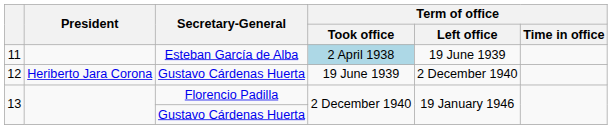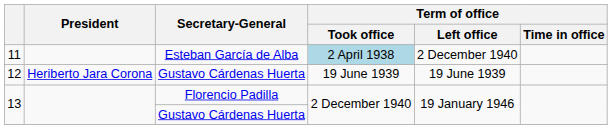(467, 54) 19 June 1939 -> (467, 54) 2 December 1940
(467, 74) 2 December 1940 -> (467, 74) 19 June 1939
